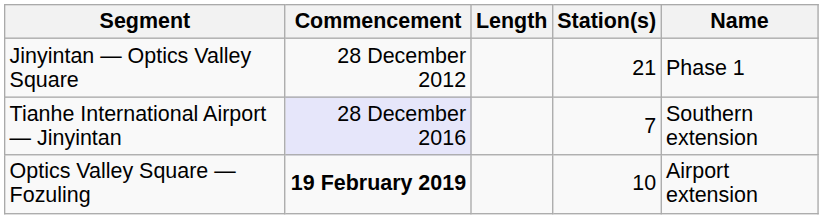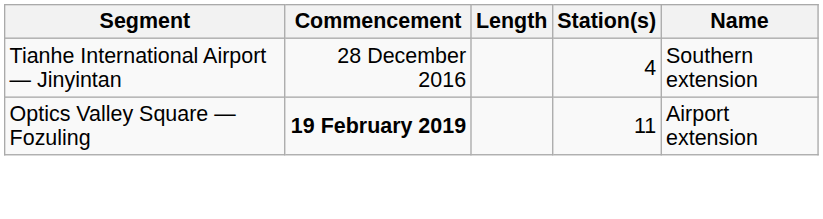- row: (130, 67)
(402, 125) lavender background -> (402, 67) no background
(650, 125) 7 -> (650, 67) 4
(644, 183) 10 -> (645, 125) 11
